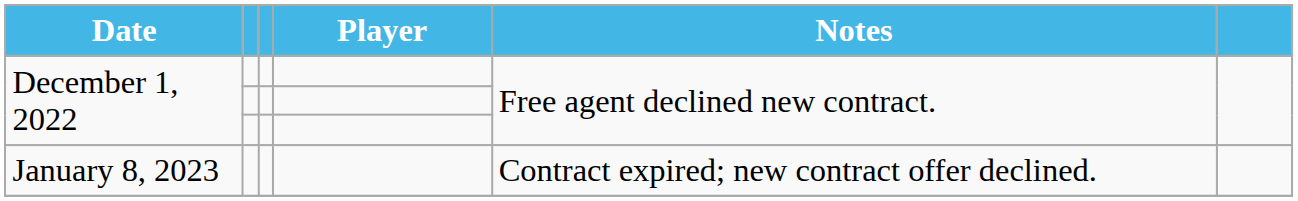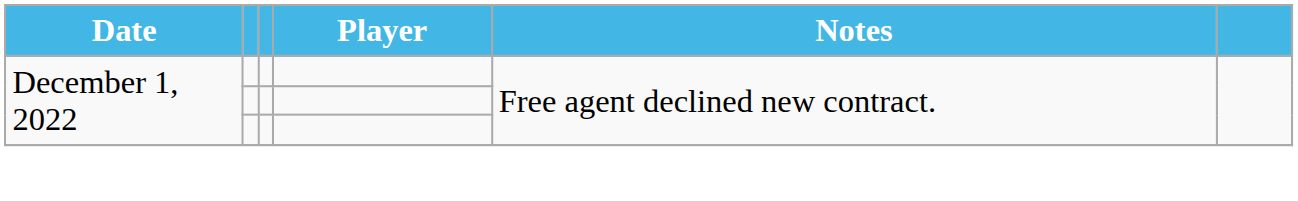- row: (116, 169)
